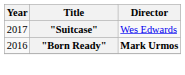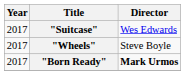+ row: (74, 45)
(17, 45) 2016 -> (17, 62) 2017
